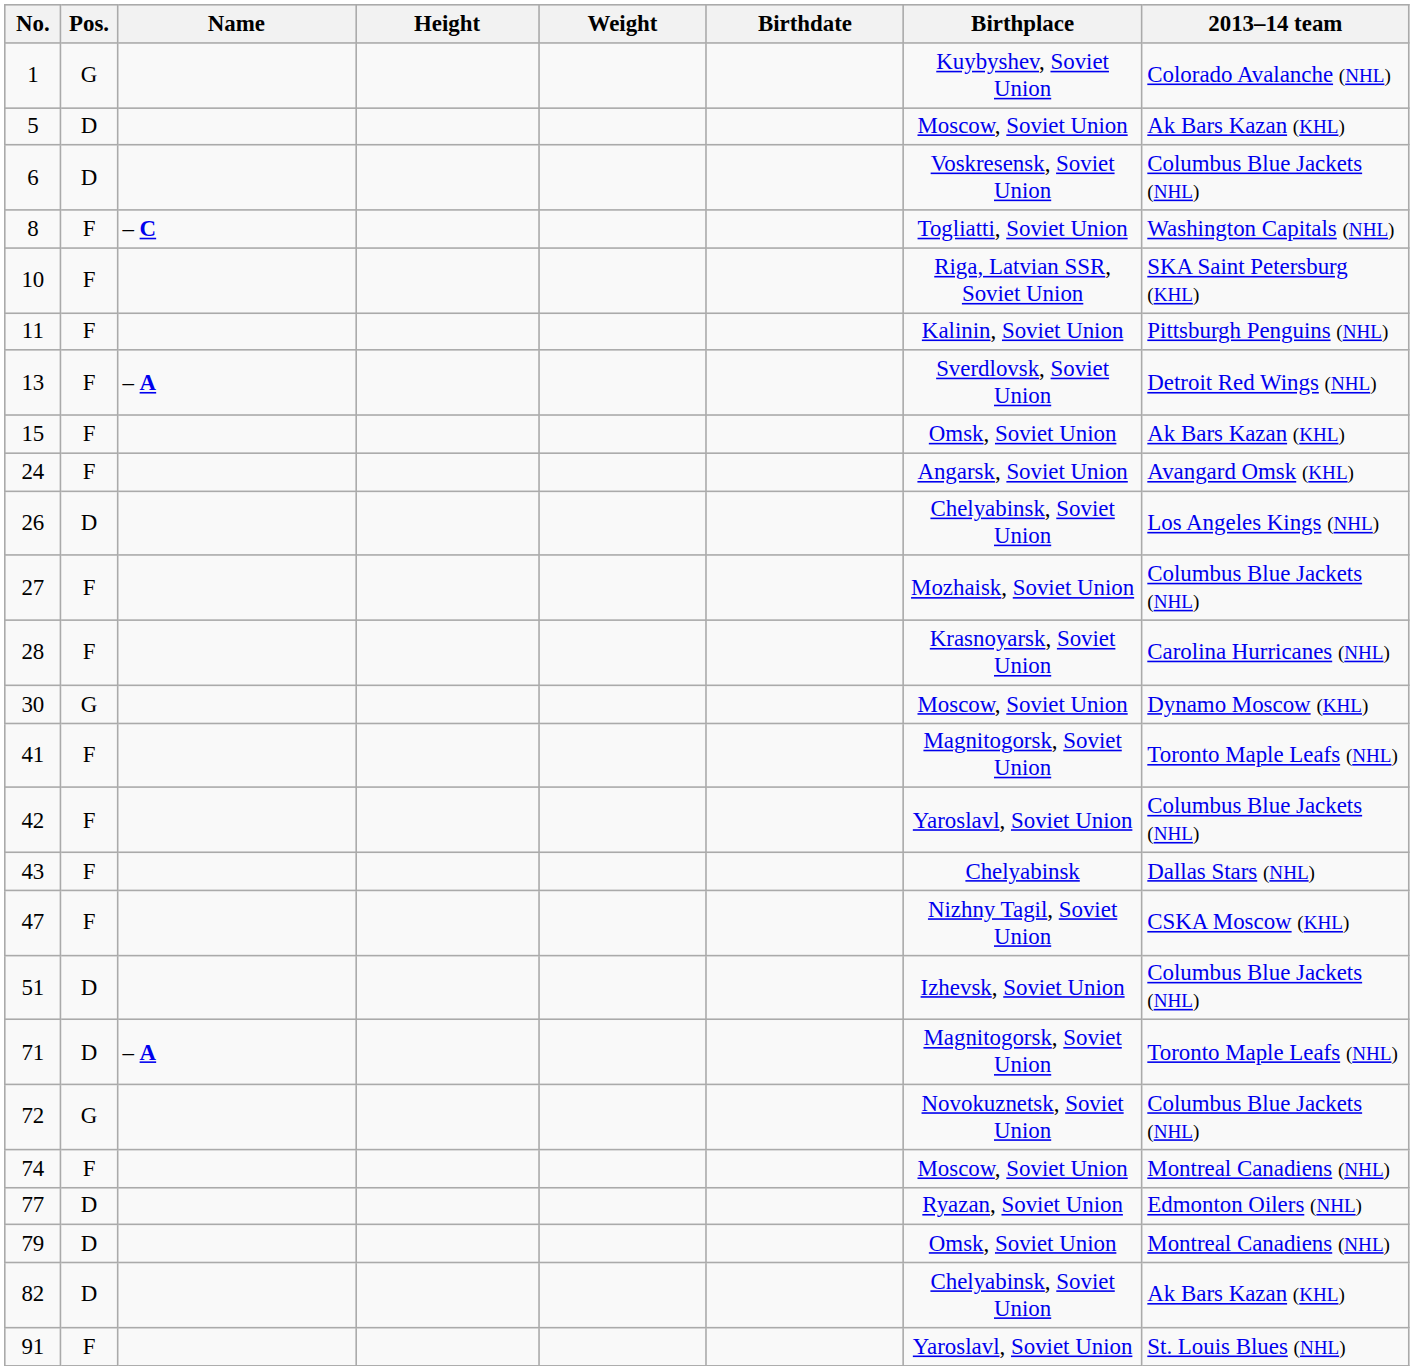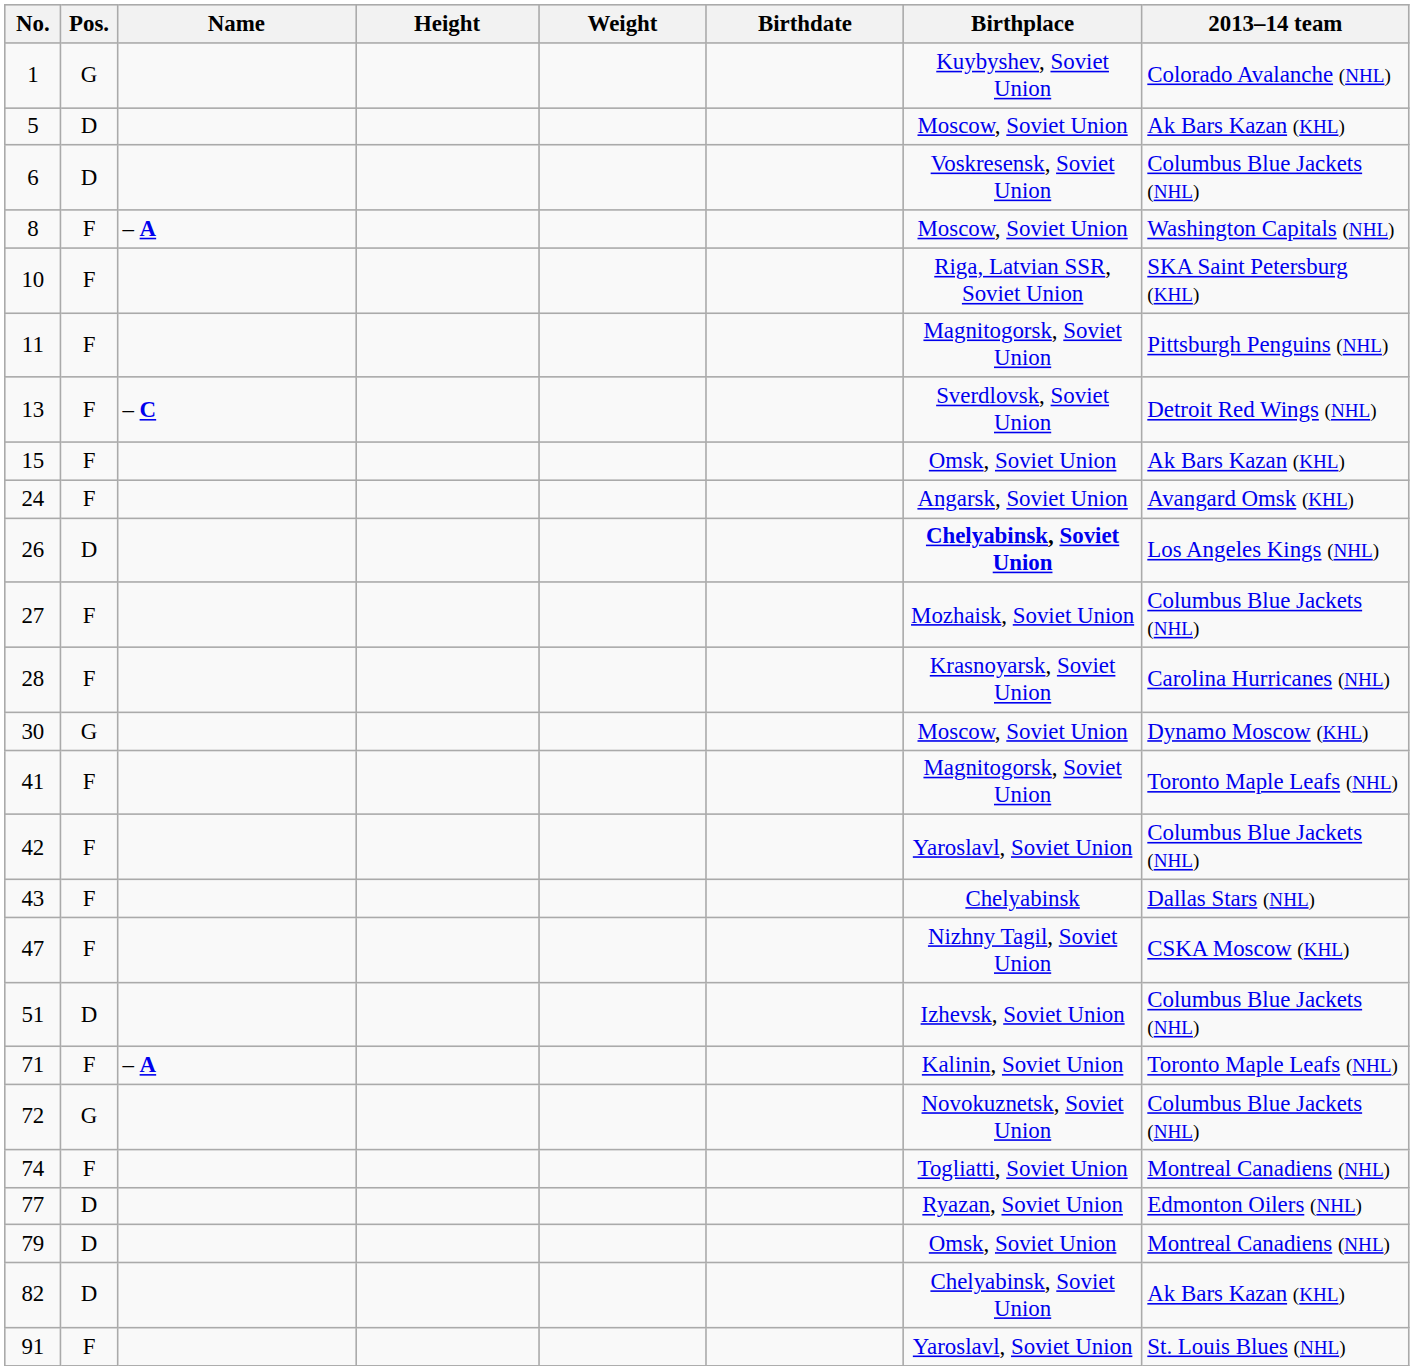(139, 228) – C -> (139, 228) – A
(1023, 228) Togliatti, Soviet Union -> (1023, 228) Moscow, Soviet Union
(1023, 331) Kalinin, Soviet Union -> (1023, 344) Magnitogorsk, Soviet Union
(139, 382) – A -> (139, 409) – C
(1023, 523) normal -> (1023, 550) bold
(89, 1052) D -> (89, 1065) F
(1023, 1052) Magnitogorsk, Soviet Union -> (1023, 1065) Kalinin, Soviet Union
(1023, 1168) Moscow, Soviet Union -> (1023, 1168) Togliatti, Soviet Union
